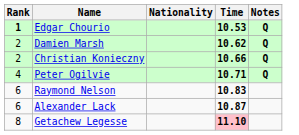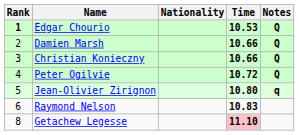(232, 44) 10.62 -> (243, 44) 10.66
(18, 59) 2 -> (18, 59) 3
(232, 75) 10.71 -> (243, 75) 10.72
+ row: (95, 91)
- row: (75, 106)
